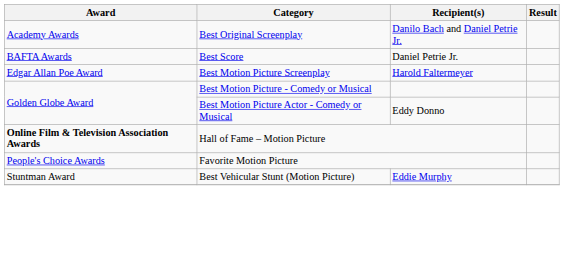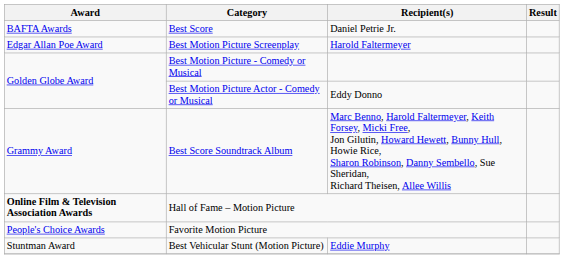- row: (251, 34)
+ row: (230, 151)
